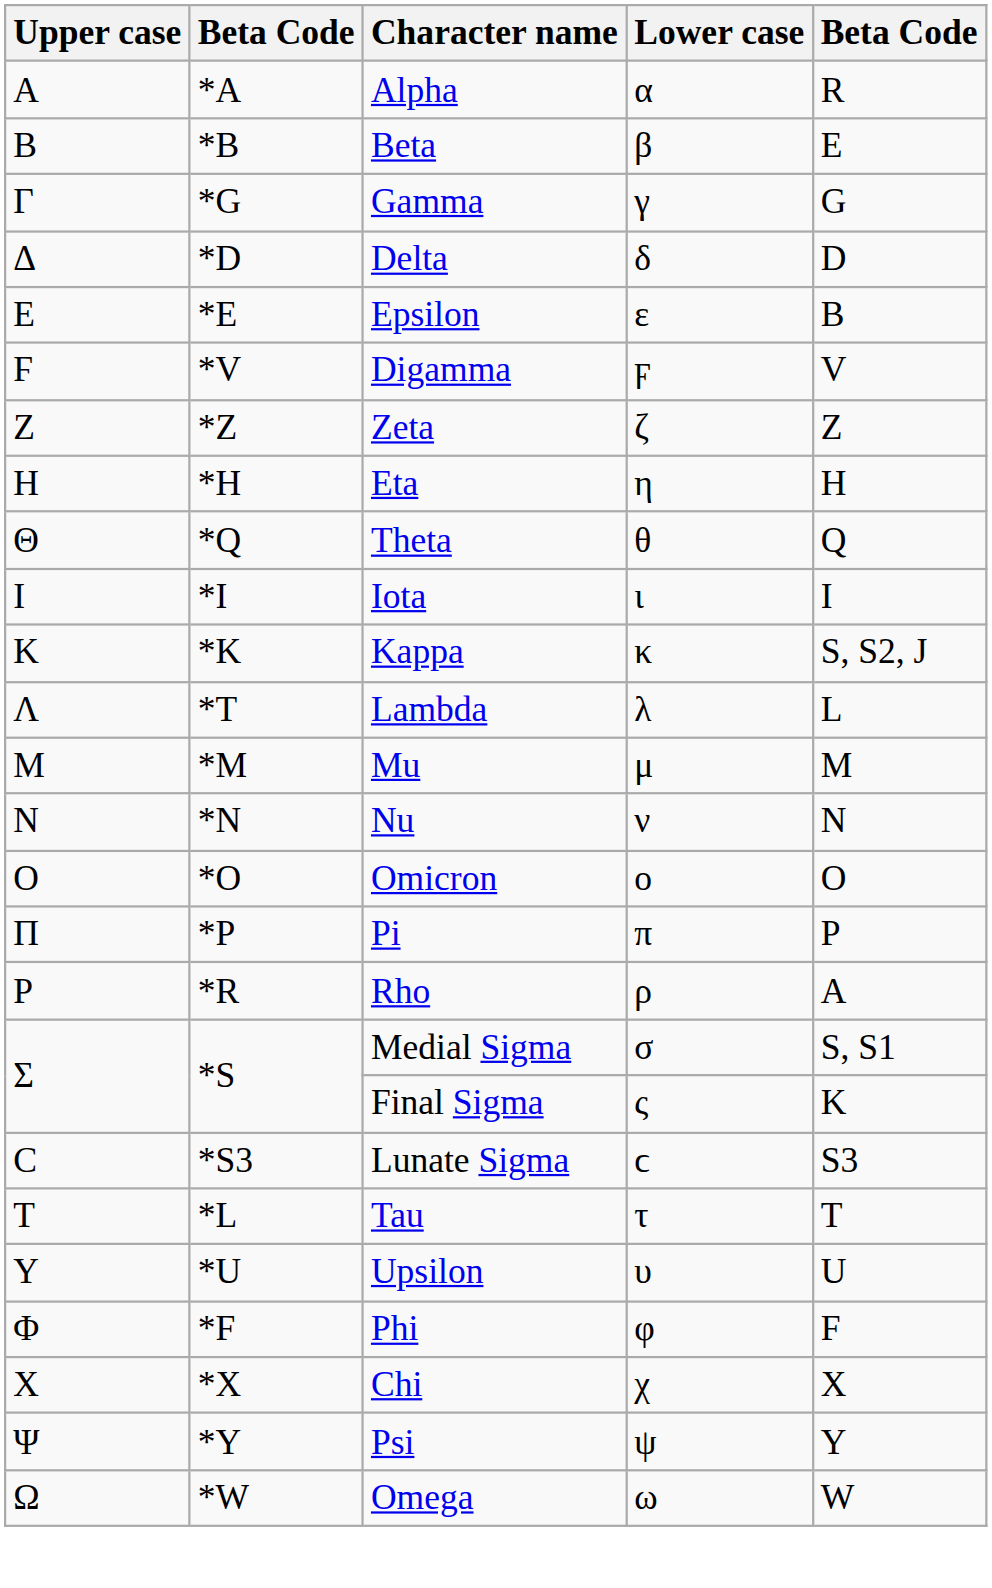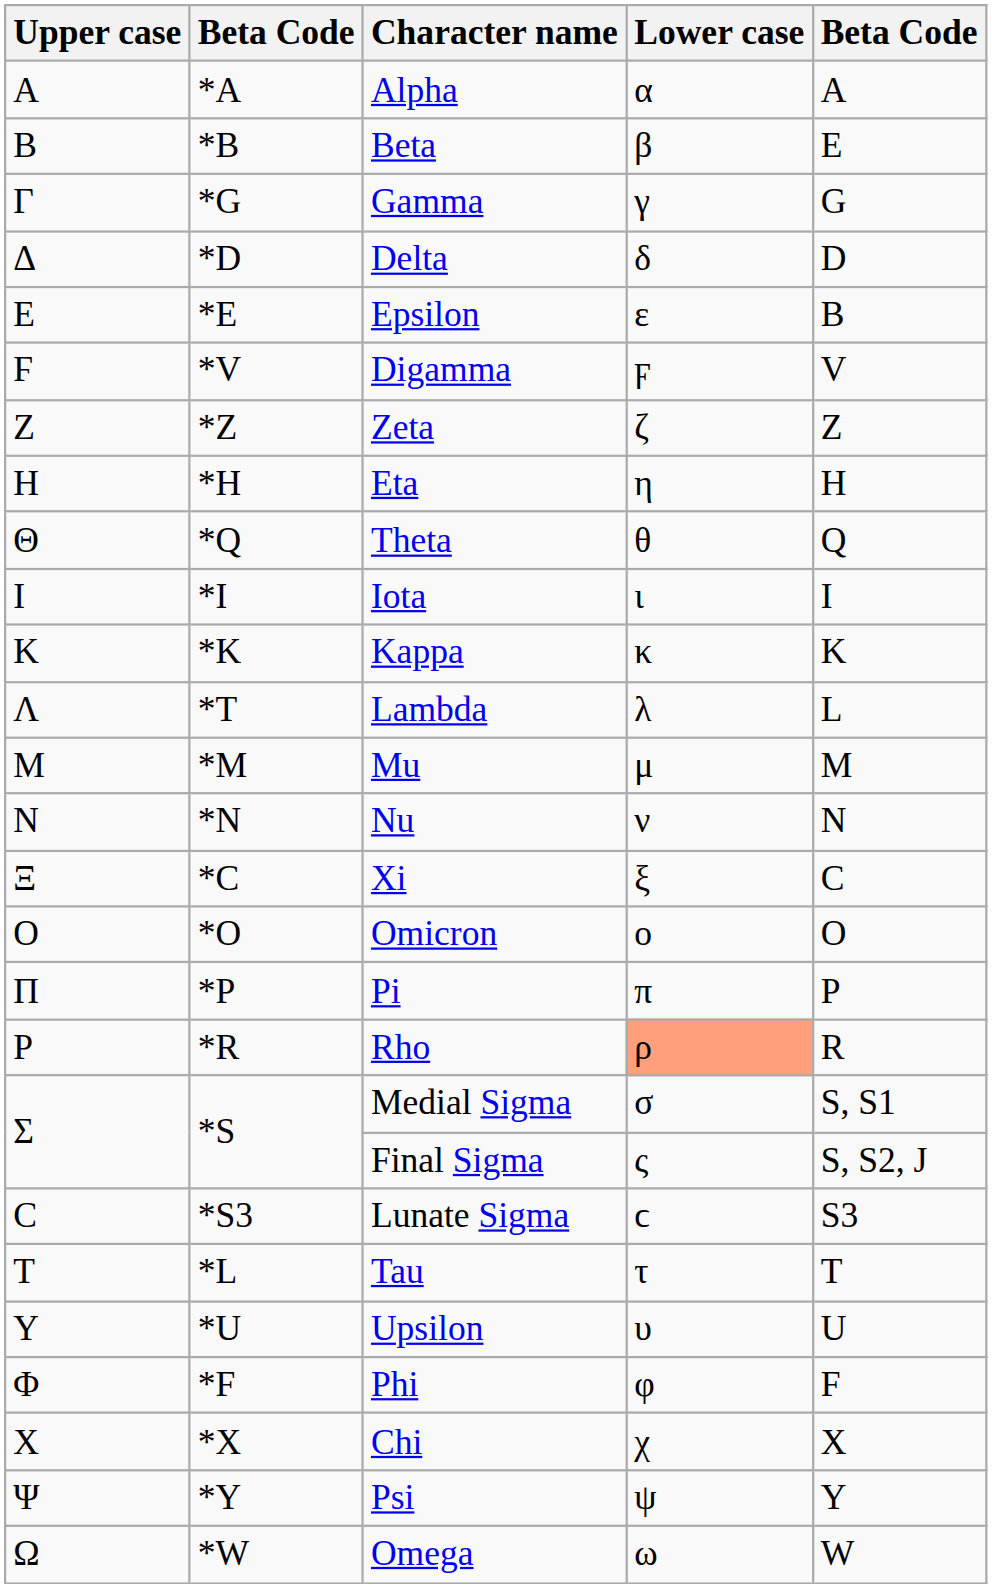(832, 88) R -> (833, 88) A
(874, 652) S, S2, J -> (833, 652) K
+ row: (389, 877)
(643, 990) no background -> (643, 1046) lightsalmon background
(833, 990) A -> (832, 1046) R
(833, 1102) K -> (874, 1159) S, S2, J
